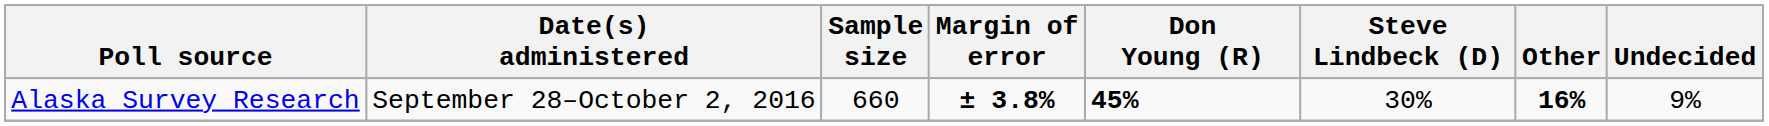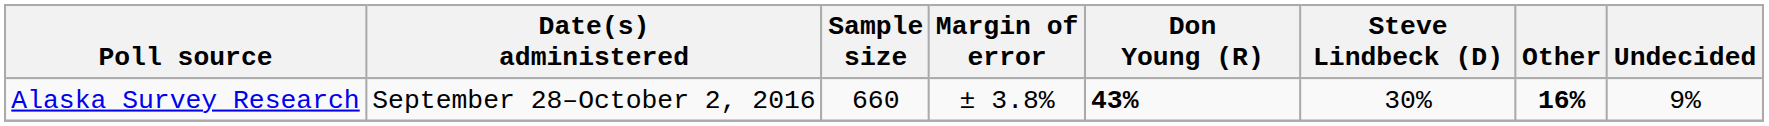(1007, 100) bold -> (1007, 100) normal
(1115, 100) 45% -> (1115, 100) 43%
